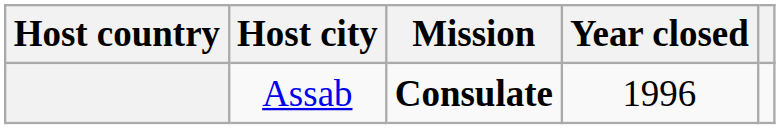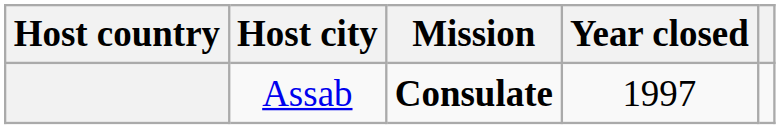(659, 92) 1996 -> (659, 92) 1997
